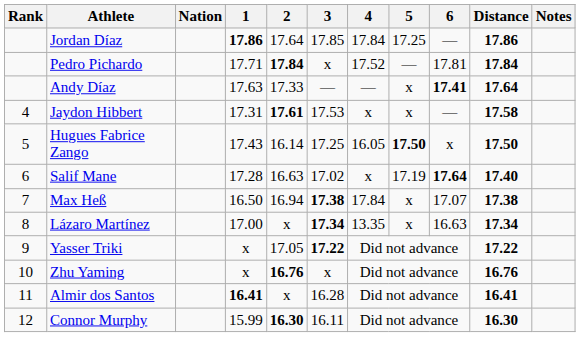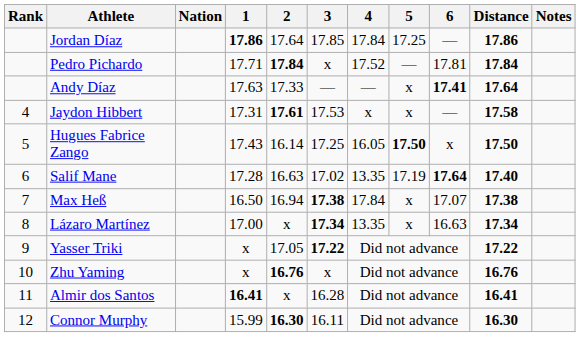(368, 176) x -> (368, 176) 13.35
